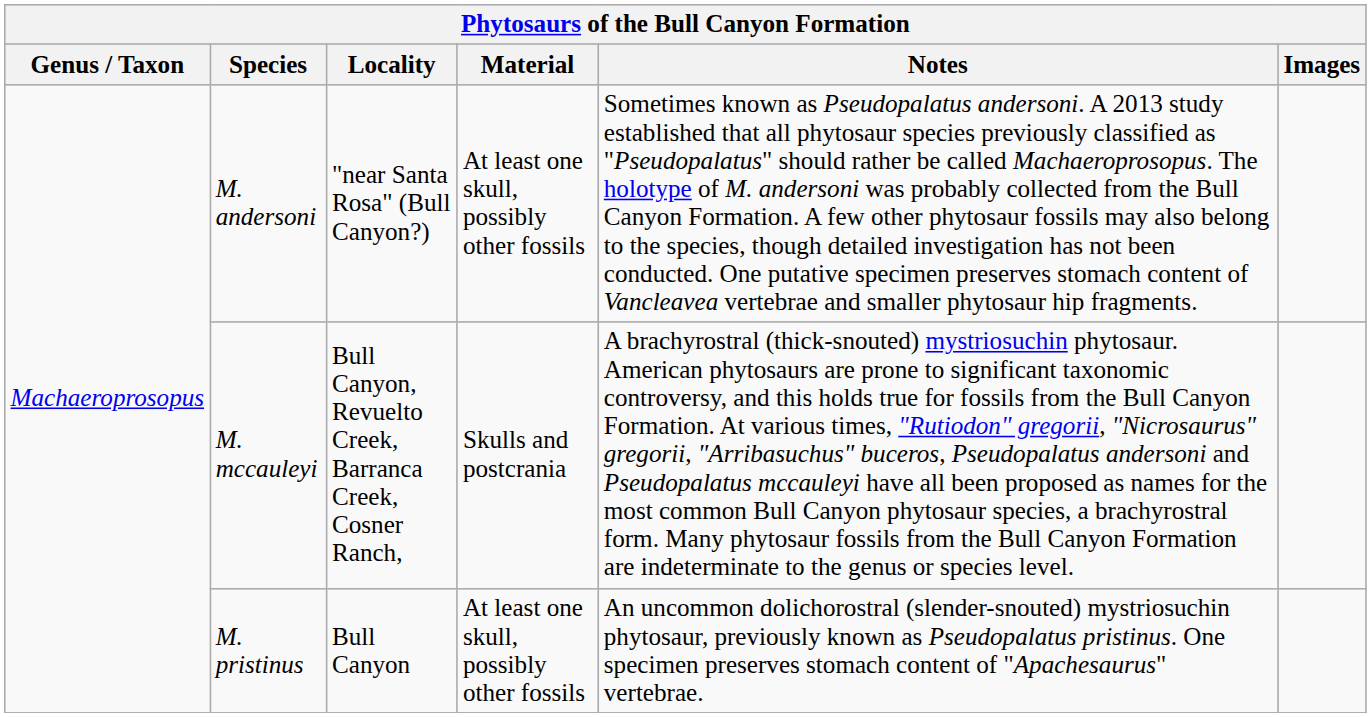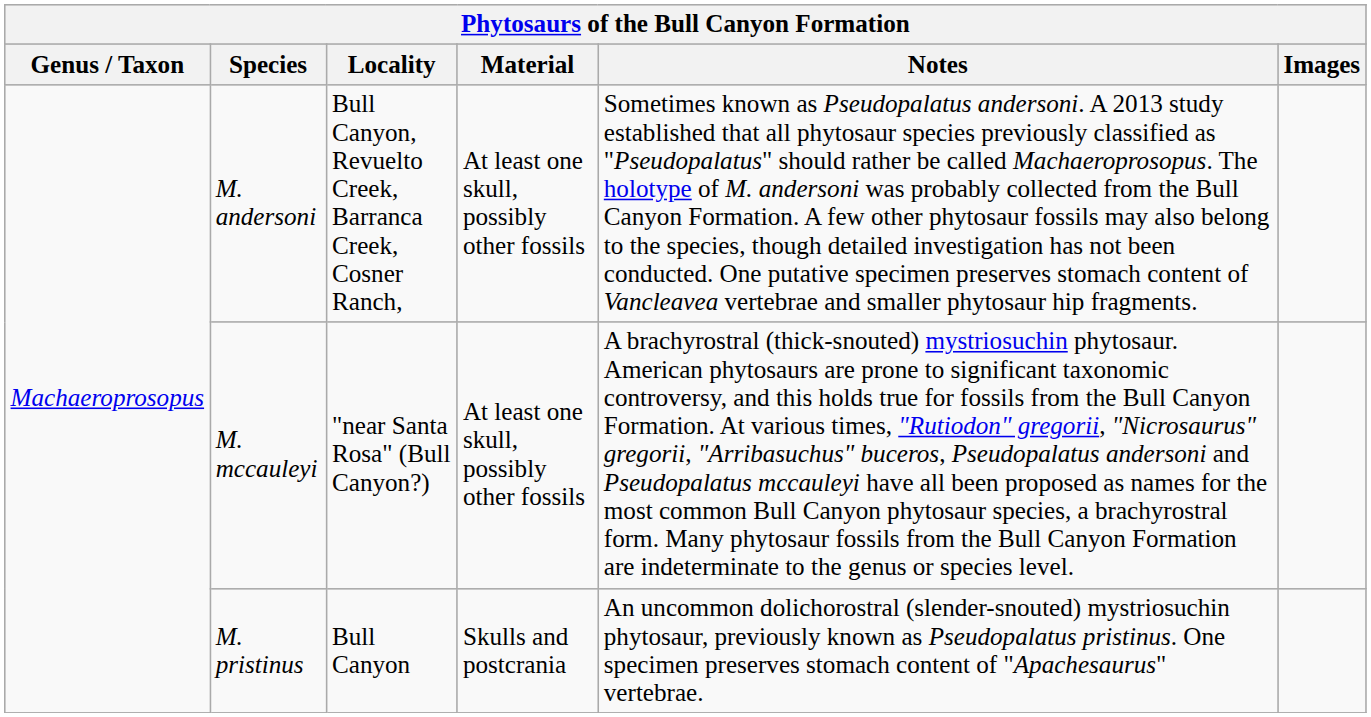(391, 203) "near Santa Rosa" (Bull Canyon?) -> (377, 203) Bull Canyon, Revuelto Creek, Barranca Creek, Cosner Ranch,
(377, 454) Bull Canyon, Revuelto Creek, Barranca Creek, Cosner Ranch, -> (391, 454) "near Santa Rosa" (Bull Canyon?)
(516, 454) Skulls and postcrania -> (524, 454) At least one skull, possibly other fossils
(524, 650) At least one skull, possibly other fossils -> (516, 650) Skulls and postcrania
